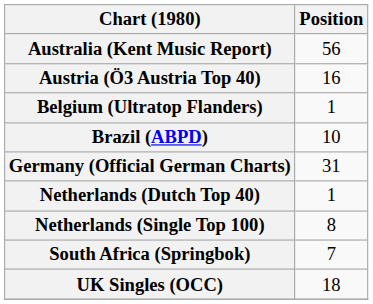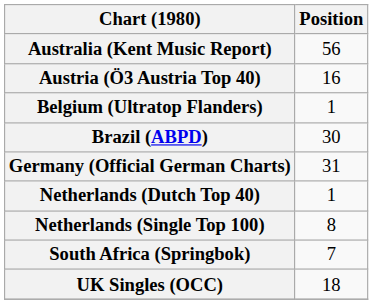(331, 136) 10 -> (331, 136) 30
